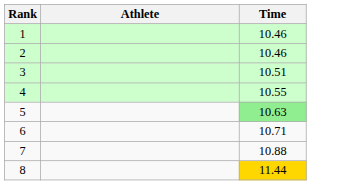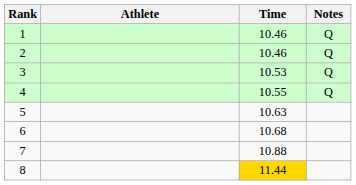+ column: (328, 14)
(273, 72) 10.51 -> (273, 72) 10.53
(273, 111) lightgreen background -> (273, 111) no background
(273, 131) 10.71 -> (273, 131) 10.68
